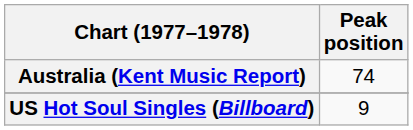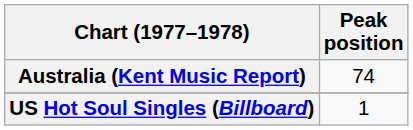(364, 108) 9 -> (364, 108) 1
